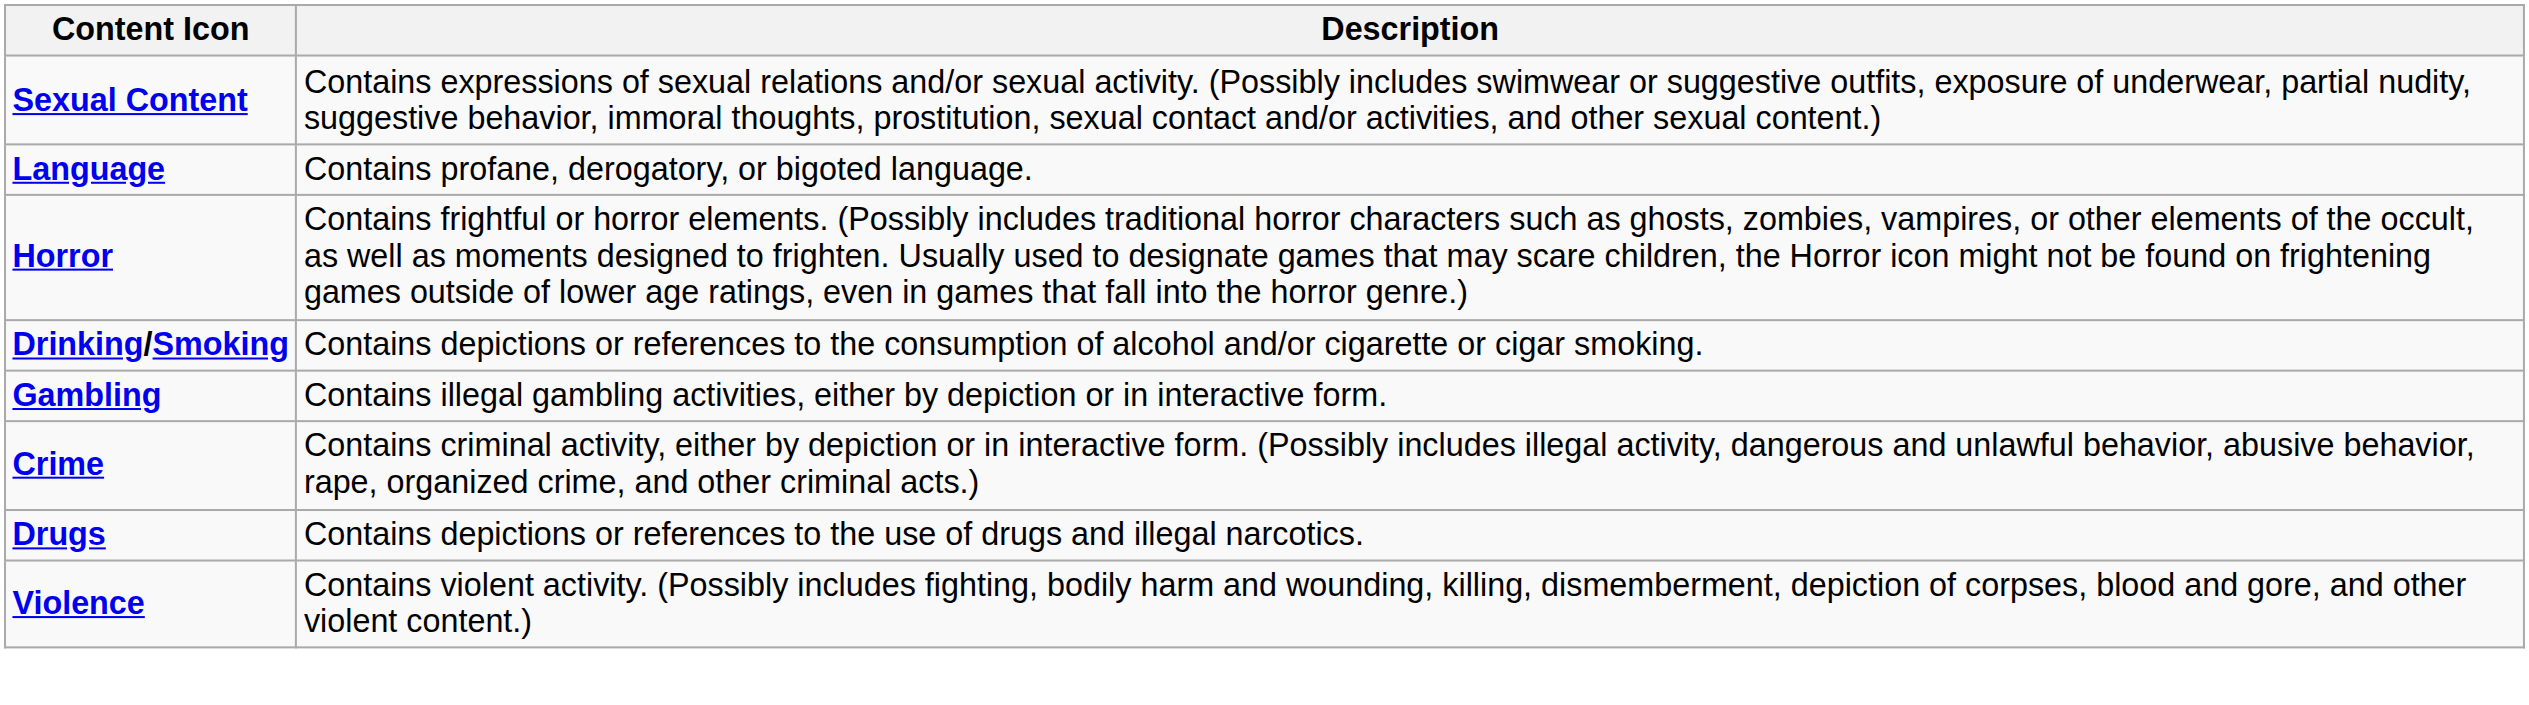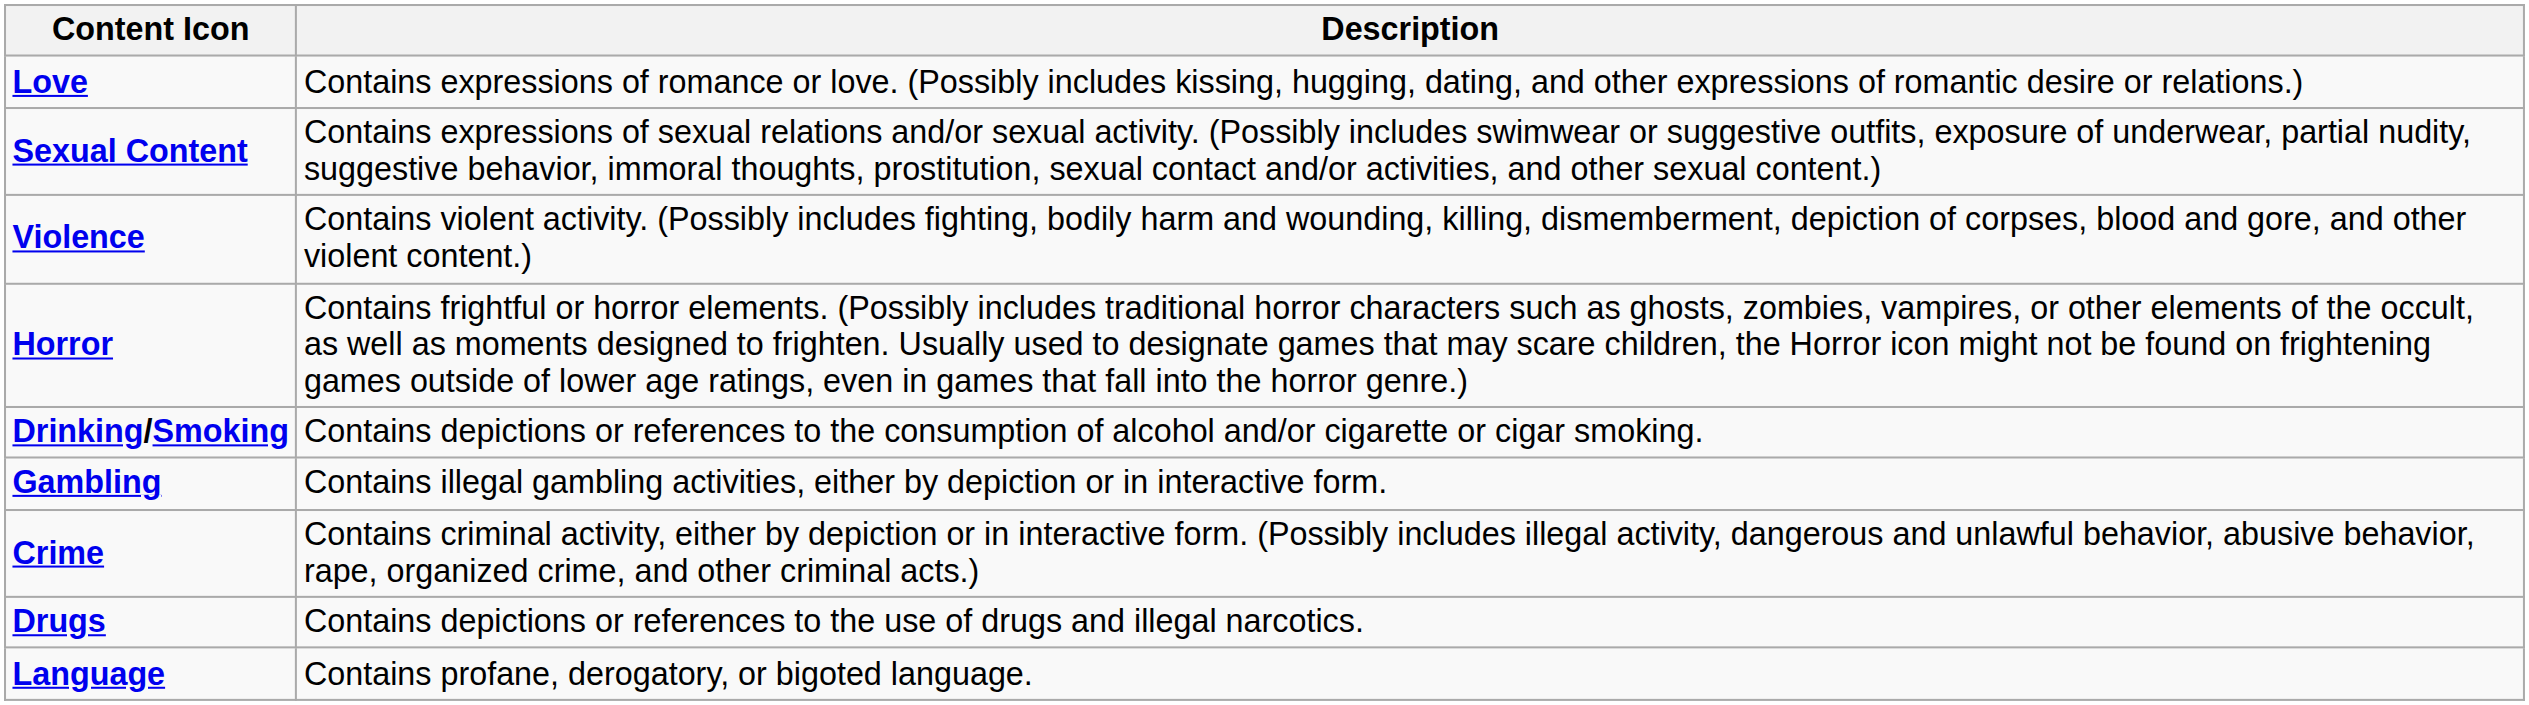+ row: (50, 81)
rows swapped: (79, 603) <-> (89, 169)
